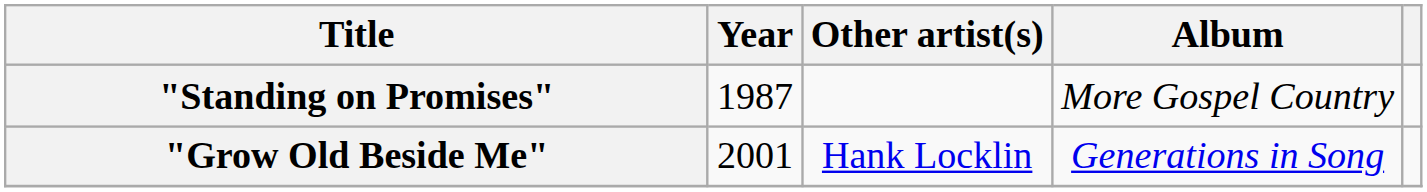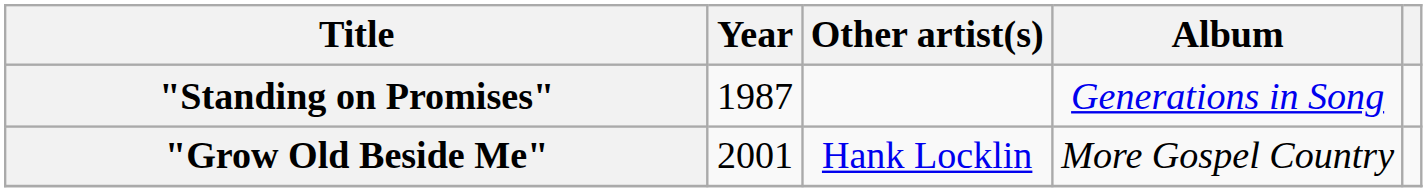(1228, 95) More Gospel Country -> (1228, 95) Generations in Song
(1228, 155) Generations in Song -> (1228, 155) More Gospel Country
